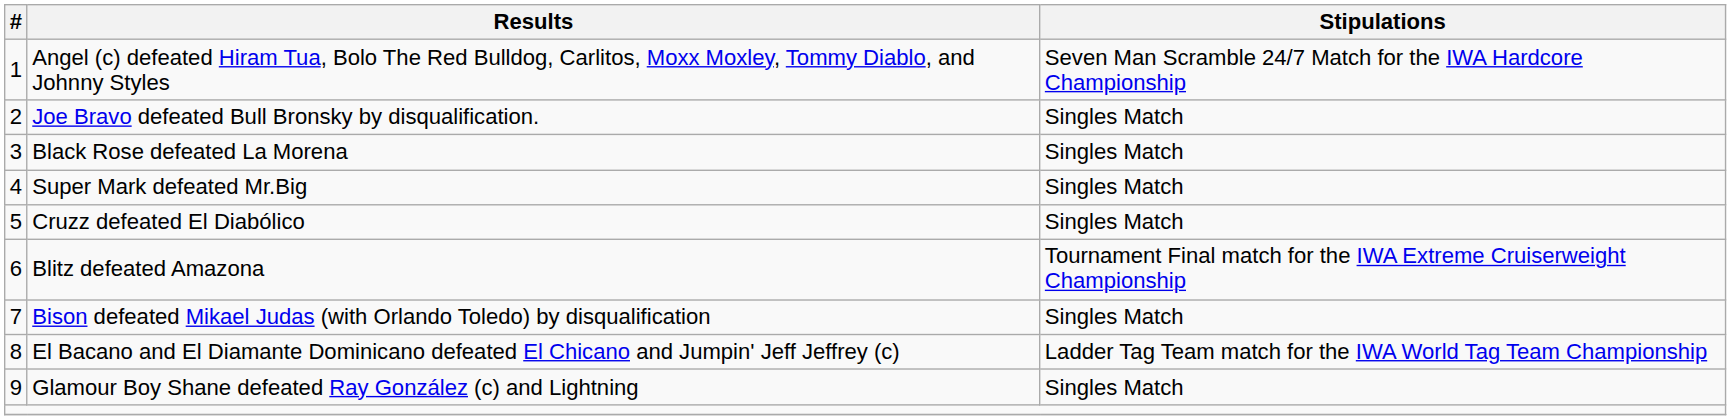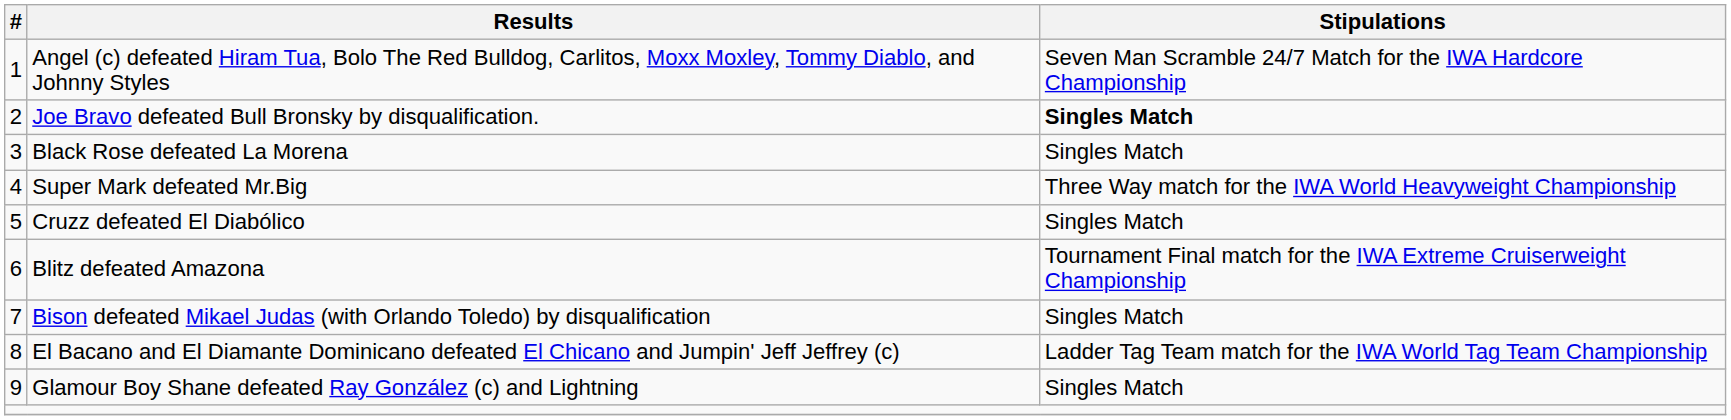(1114, 116) normal -> (1119, 116) bold
(1114, 186) Singles Match -> (1360, 186) Three Way match for the IWA World Heavyweight Championship
